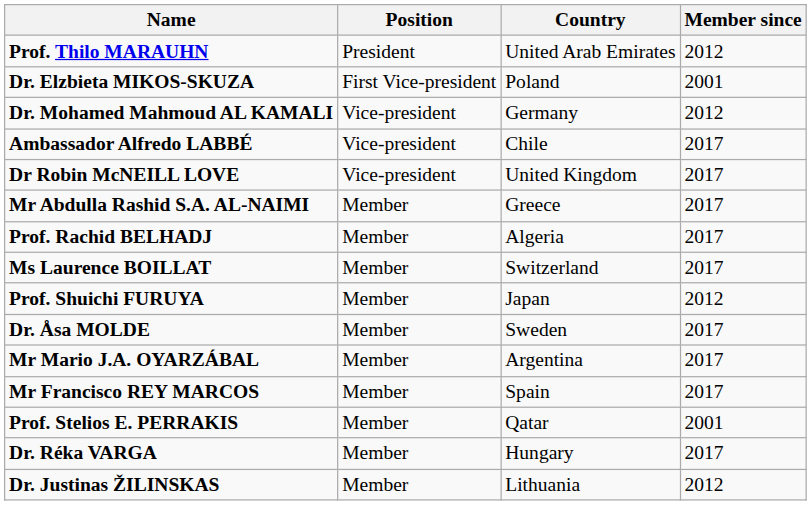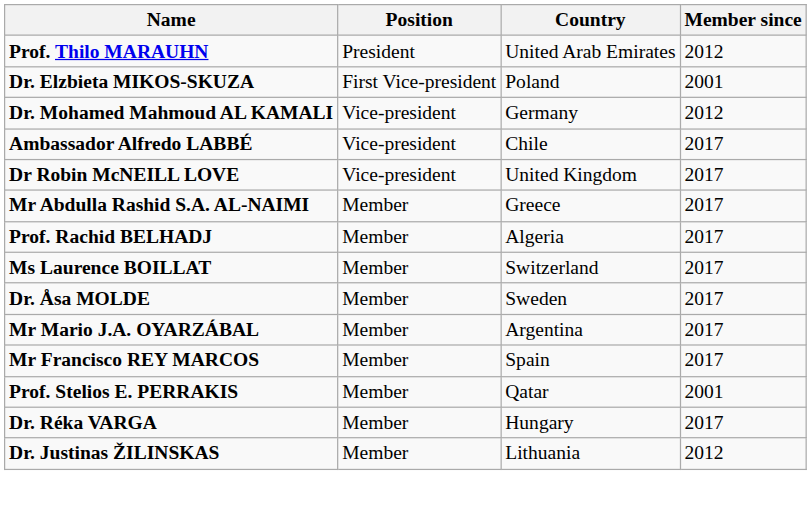- row: (106, 298)
